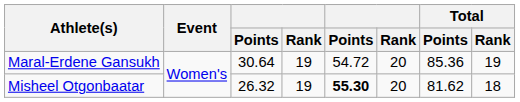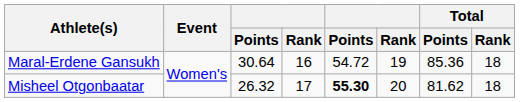(304, 63) 19 -> (304, 63) 16
(398, 63) 20 -> (398, 63) 19
(493, 63) 19 -> (493, 63) 18
(304, 86) 19 -> (304, 86) 17
